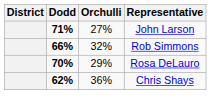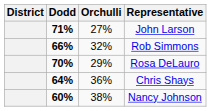(62, 81) 62% -> (62, 81) 64%
+ row: (165, 98)
